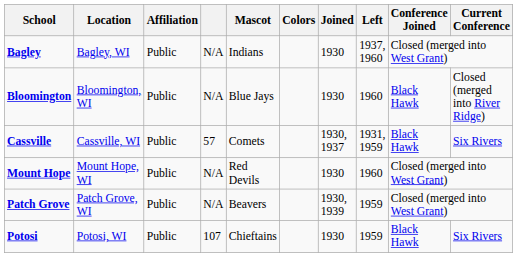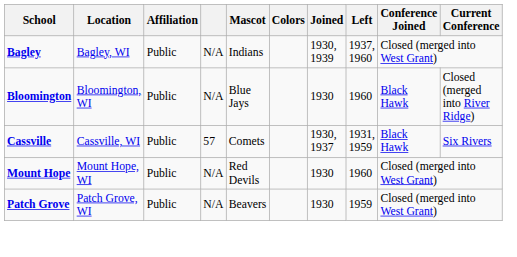(332, 51) 1930 -> (323, 51) 1930, 1939
(334, 204) 1930, 1939 -> (322, 204) 1930
- row: (22, 236)
